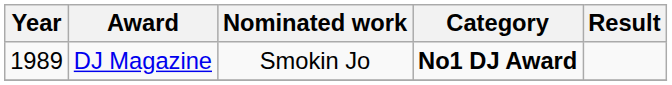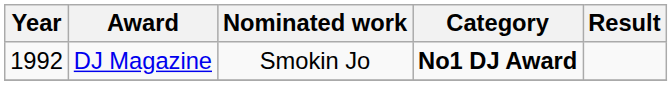(37, 60) 1989 -> (37, 60) 1992
